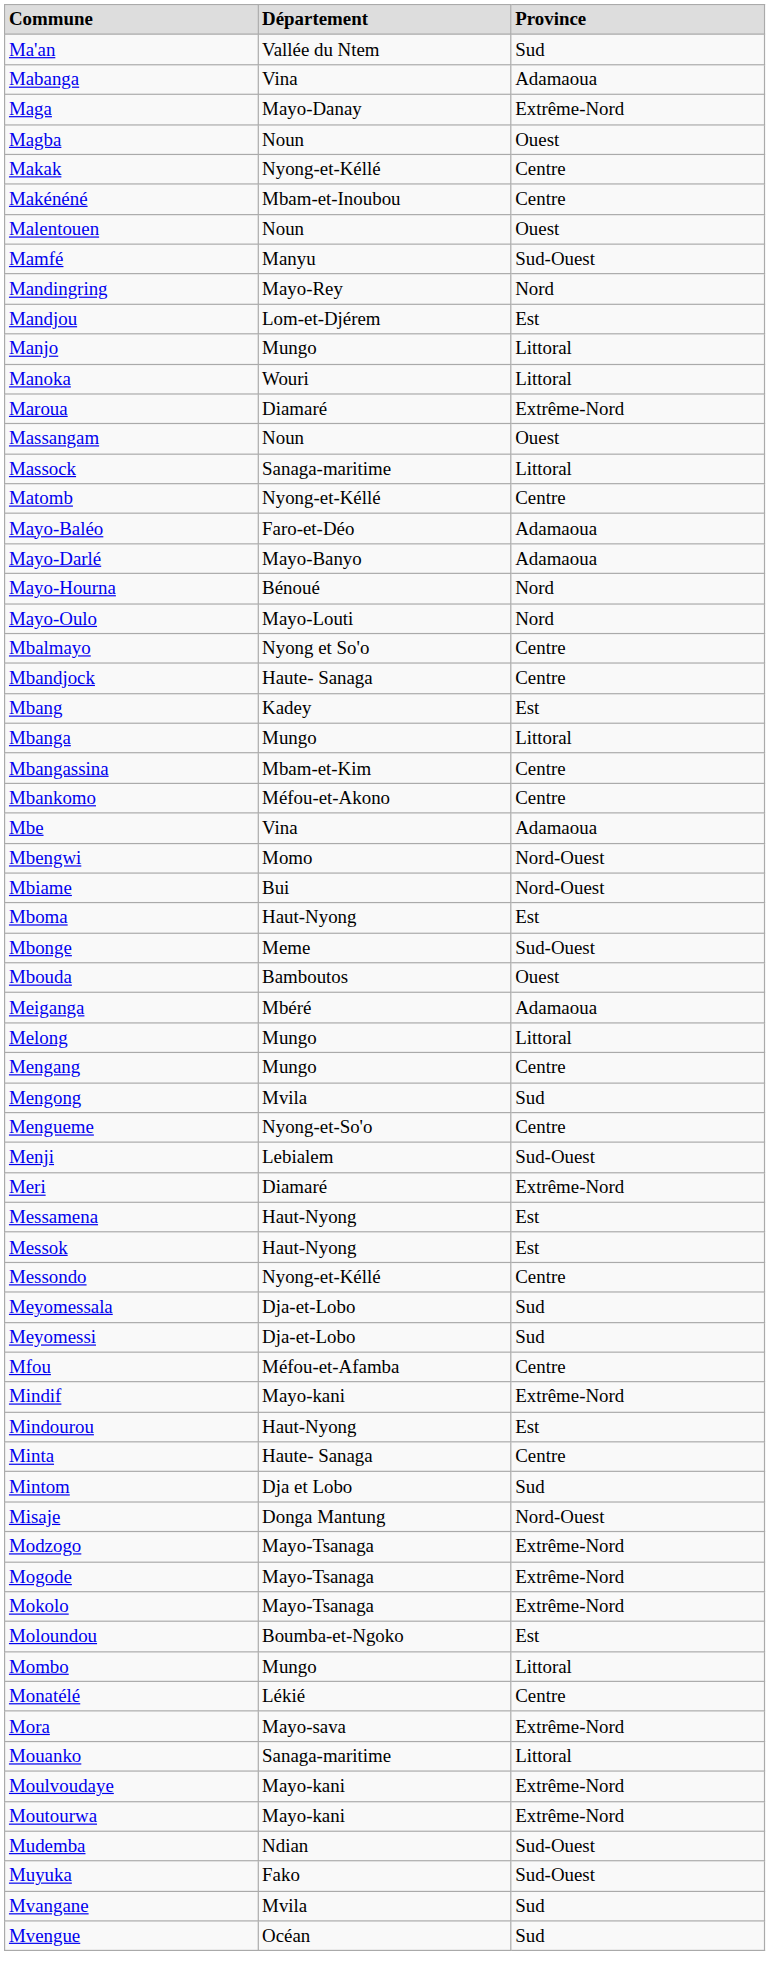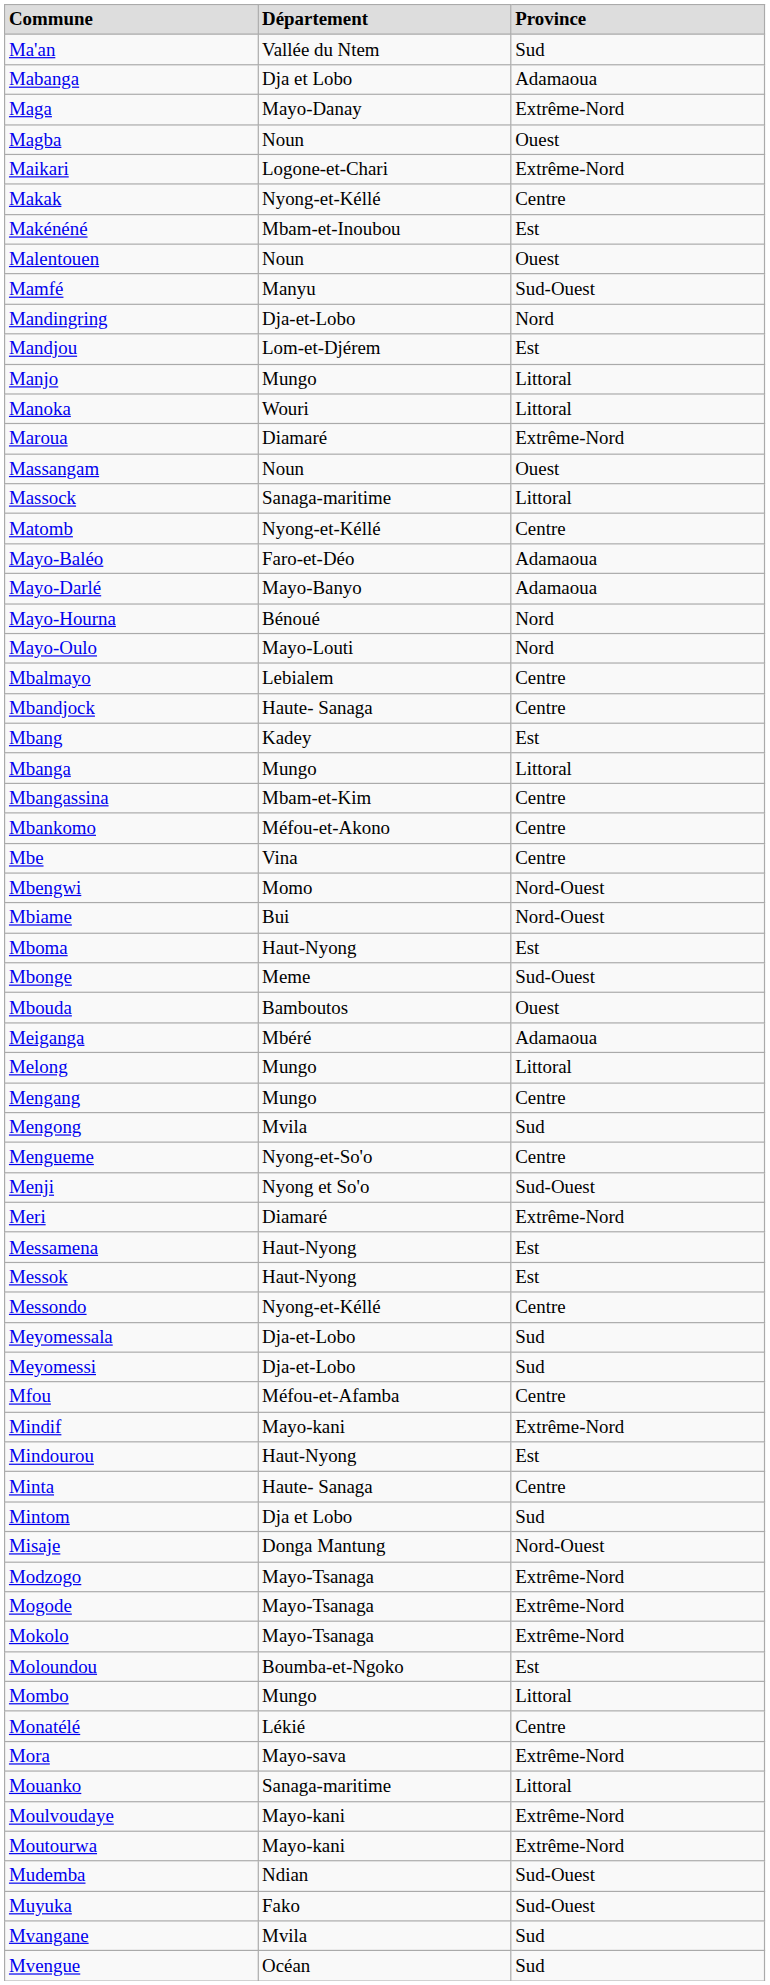(280, 79) Vina -> (307, 79) Dja et Lobo
+ row: (39, 169)
(540, 199) Centre -> (527, 229) Est
(302, 288) Mayo-Rey -> (309, 318) Dja-et-Lobo
(316, 648) Nyong et So'o -> (298, 678) Lebialem
(556, 827) Adamaoua -> (540, 857) Centre
(298, 1157) Lebialem -> (316, 1187) Nyong et So'o
